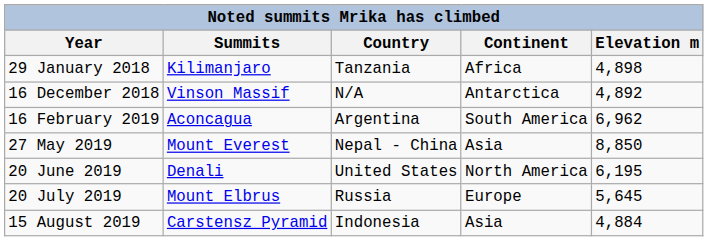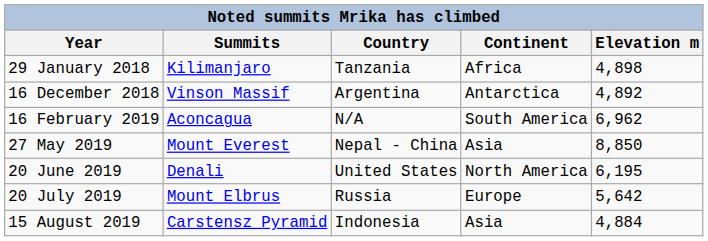(349, 94) N/A -> (377, 94) Argentina
(377, 120) Argentina -> (349, 120) N/A
(619, 197) 5,645 -> (619, 197) 5,642
